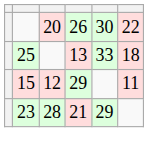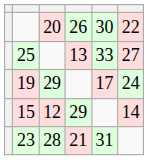(131, 55) 18 -> (131, 55) 27
+ row: (26, 83)
(131, 83) 11 -> (131, 112) 14
(104, 112) 29 -> (104, 140) 31
